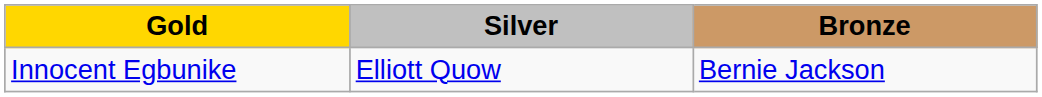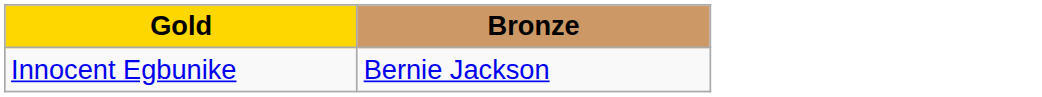- column: (521, 26)
